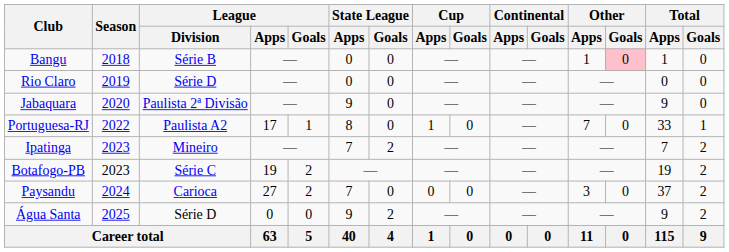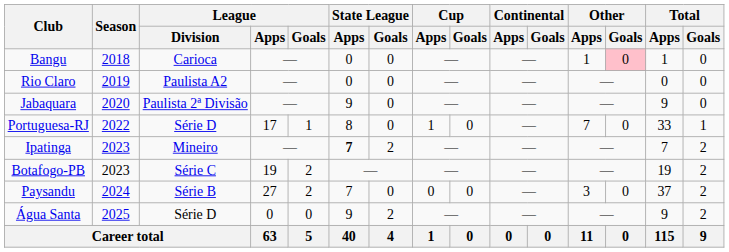(195, 59) Série B -> (195, 59) Carioca
(195, 81) Série D -> (195, 81) Paulista A2
(195, 125) Paulista A2 -> (195, 125) Série D
(349, 147) normal -> (349, 147) bold
(195, 192) Carioca -> (195, 192) Série B
